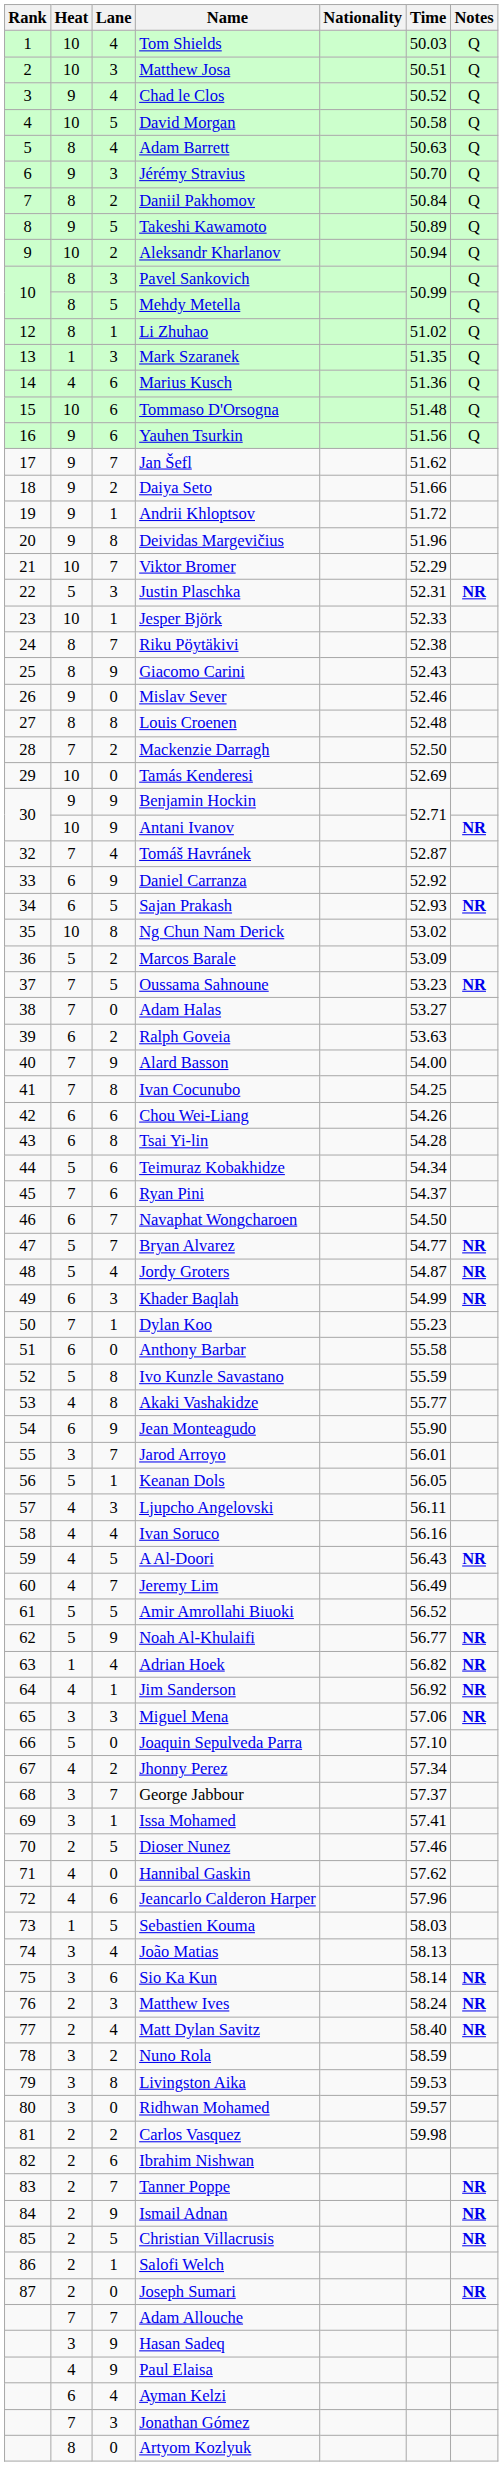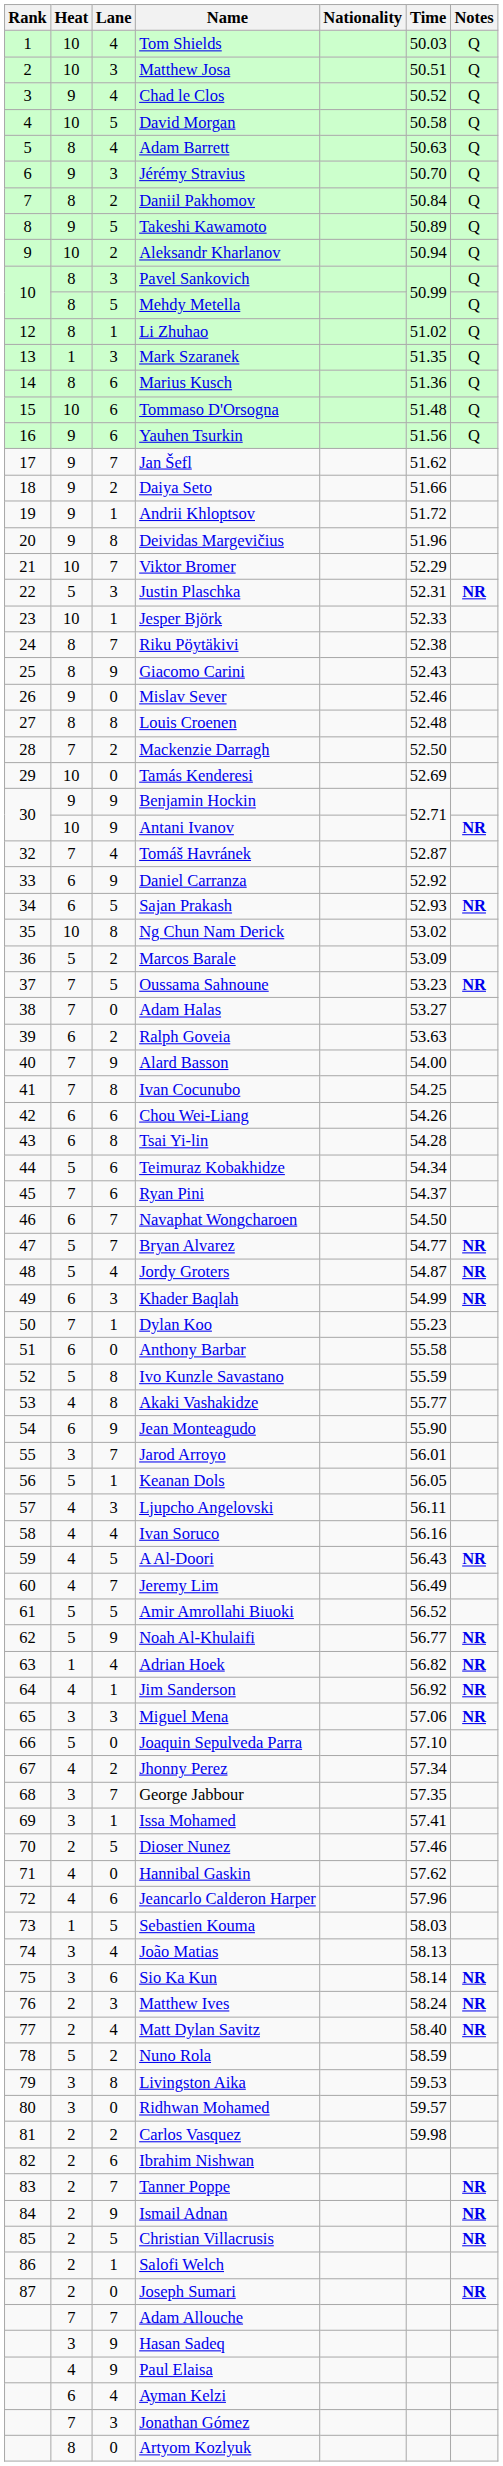(71, 383) 4 -> (71, 383) 8
(428, 1794) 57.37 -> (428, 1794) 57.35
(71, 2056) 3 -> (71, 2056) 5
